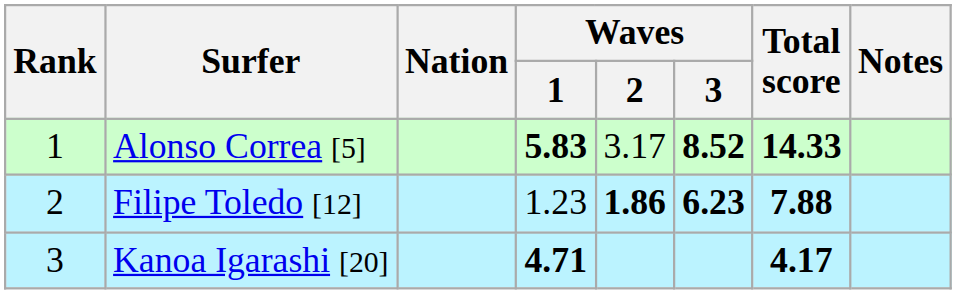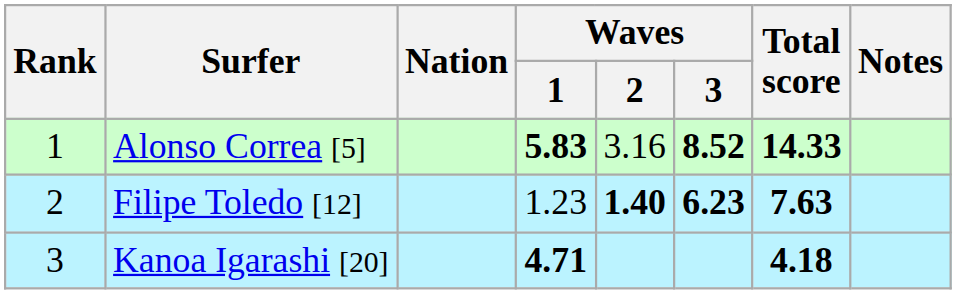(635, 145) 3.17 -> (635, 145) 3.16
(635, 202) 1.86 -> (635, 202) 1.40
(801, 202) 7.88 -> (801, 202) 7.63
(801, 259) 4.17 -> (801, 259) 4.18
